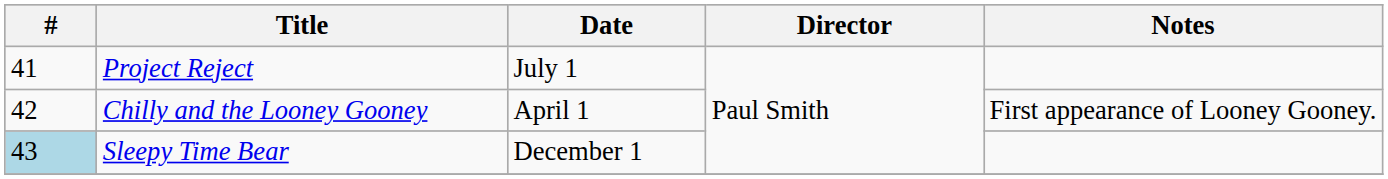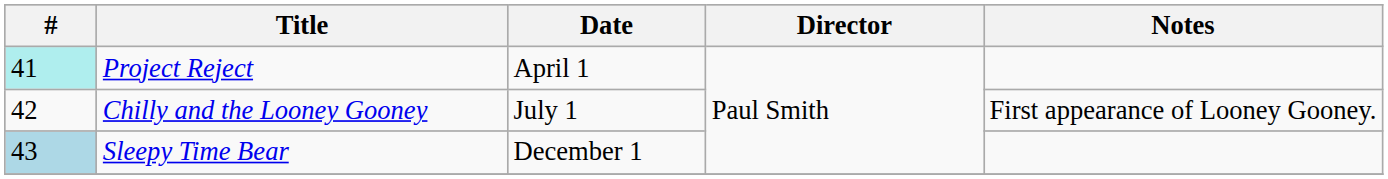(24, 67) no background -> (24, 67) paleturquoise background
(546, 67) July 1 -> (552, 67) April 1
(552, 109) April 1 -> (546, 109) July 1
